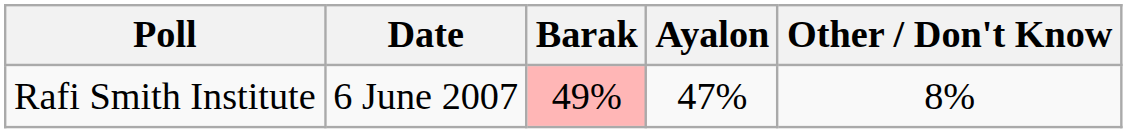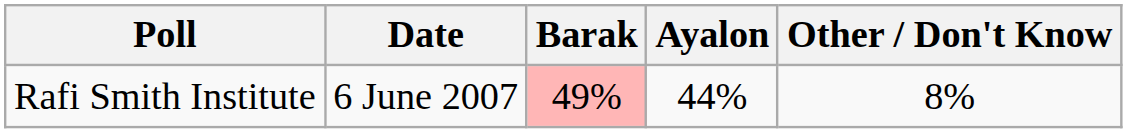(712, 95) 47% -> (712, 95) 44%
